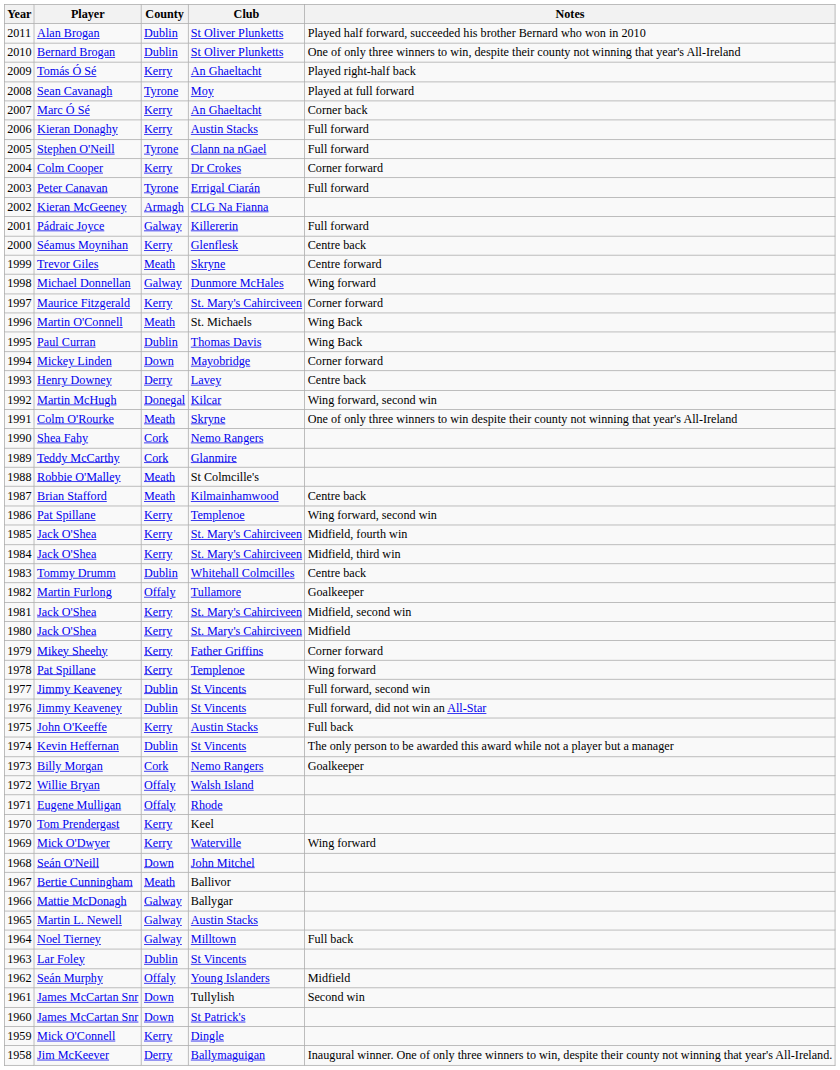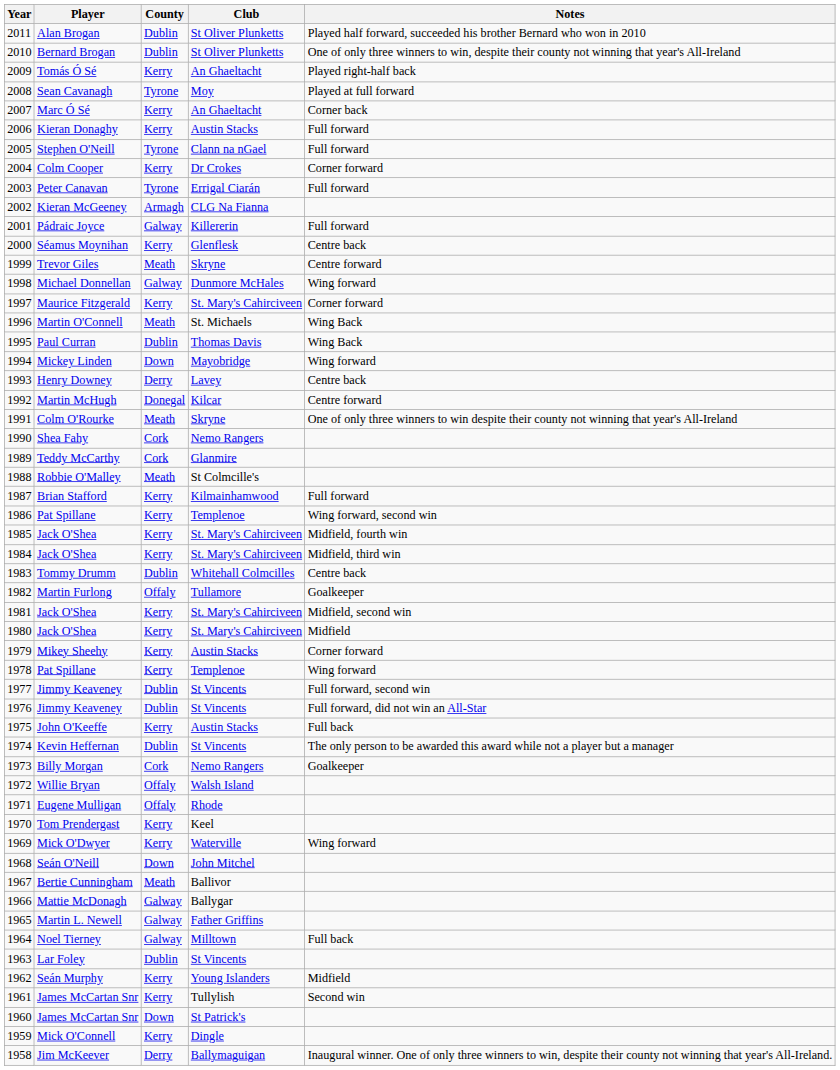(345, 361) Corner forward -> (342, 361) Wing forward
(372, 399) Wing forward, second win -> (345, 399) Centre forward
(160, 496) Meath -> (158, 496) Kerry
(337, 496) Centre back -> (338, 496) Full forward
(227, 650) Father Griffins -> (224, 650) Austin Stacks
(224, 920) Austin Stacks -> (227, 920) Father Griffins
(160, 978) Offaly -> (158, 978) Kerry
(159, 997) Down -> (158, 997) Kerry
